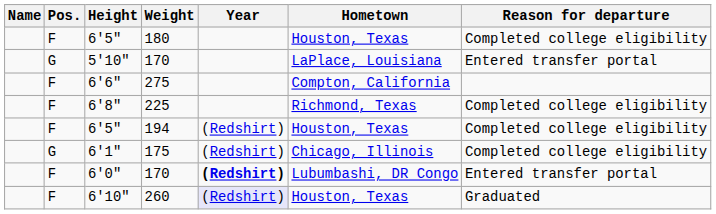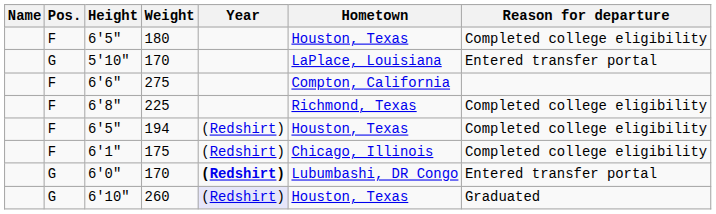(52, 152) G -> (52, 152) F
(52, 175) F -> (52, 175) G
(52, 197) F -> (52, 197) G
